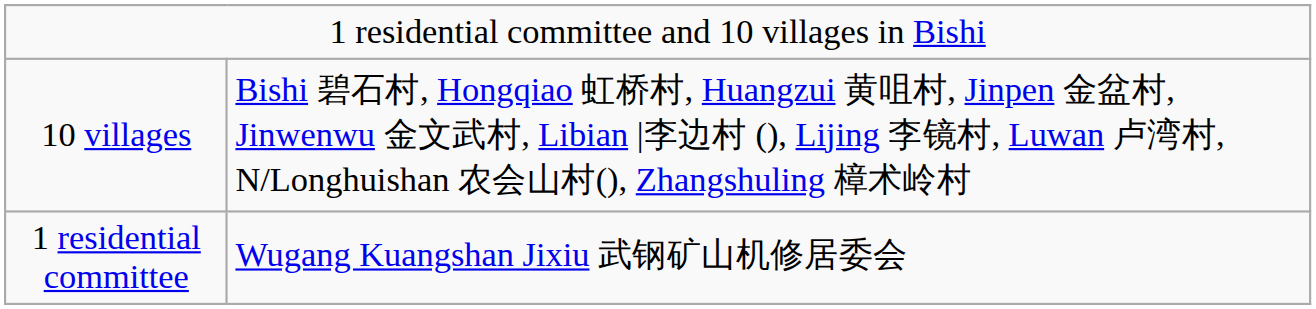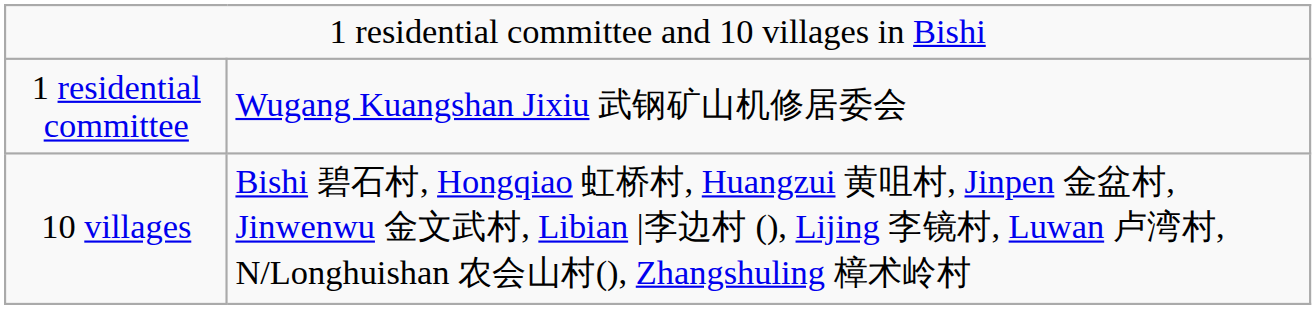rows swapped: (116, 256) <-> (116, 134)
